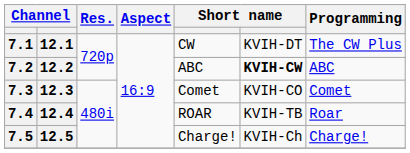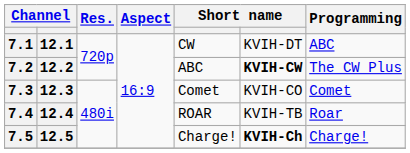(356, 46) The CW Plus -> (322, 46) ABC
(322, 68) ABC -> (356, 68) The CW Plus
(273, 137) normal -> (273, 137) bold
